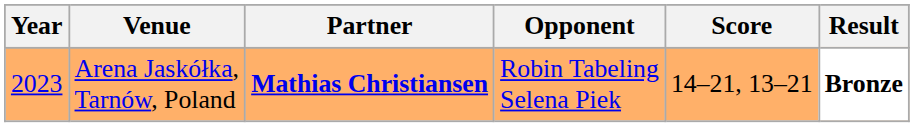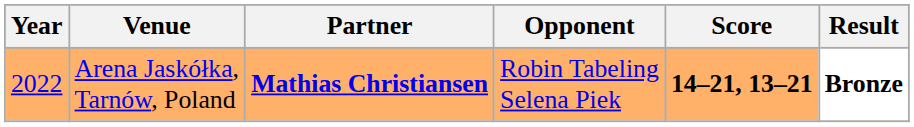(37, 83) 2023 -> (37, 83) 2022
(742, 83) normal -> (742, 83) bold
